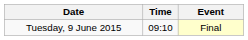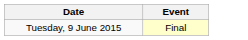- column: (161, 12)
